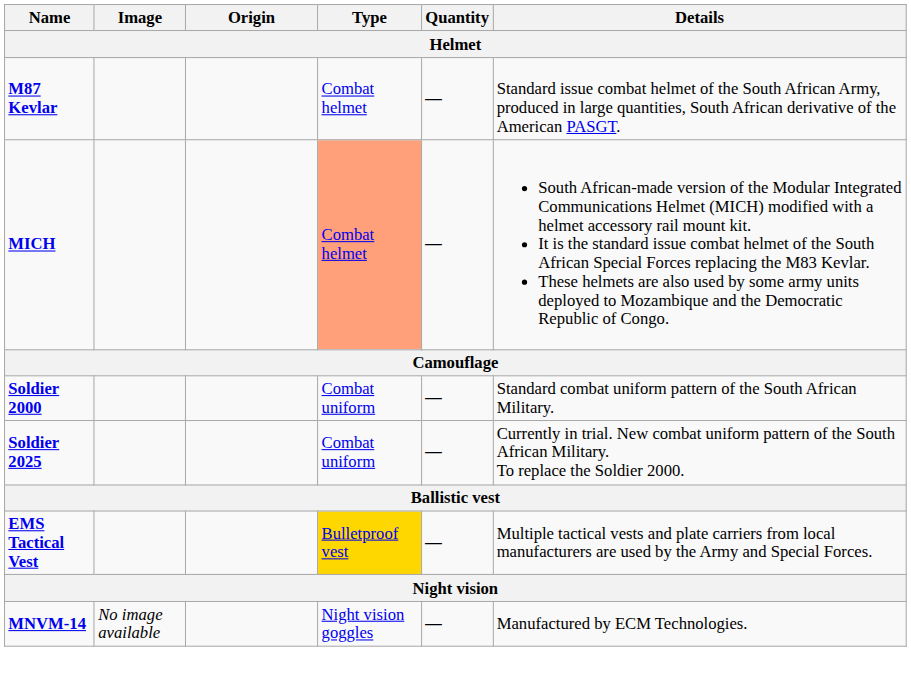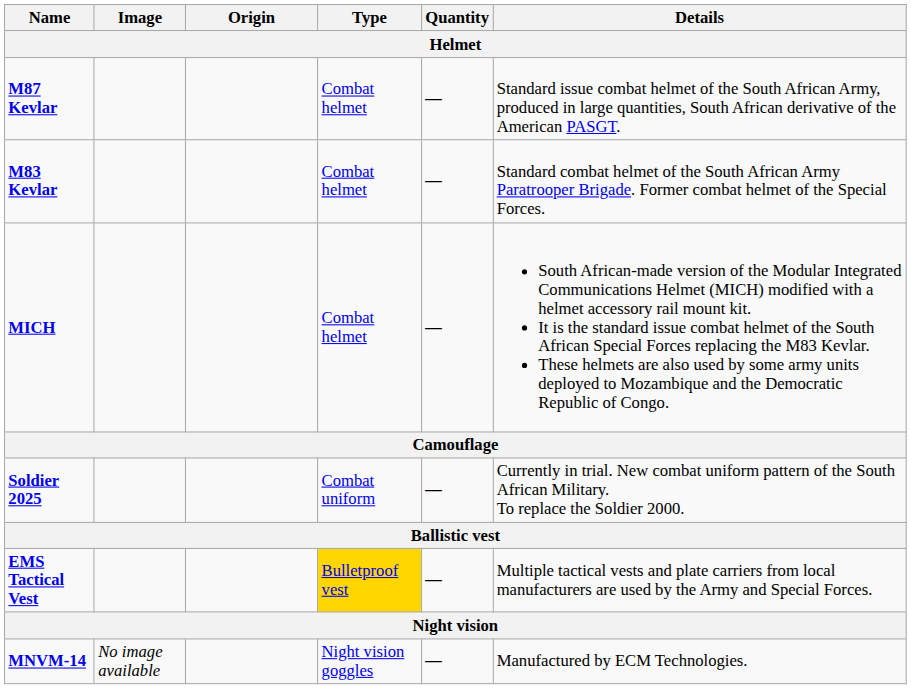+ row: (33, 181)
(348, 244) lightsalmon background -> (348, 327) no background
- row: (34, 398)
